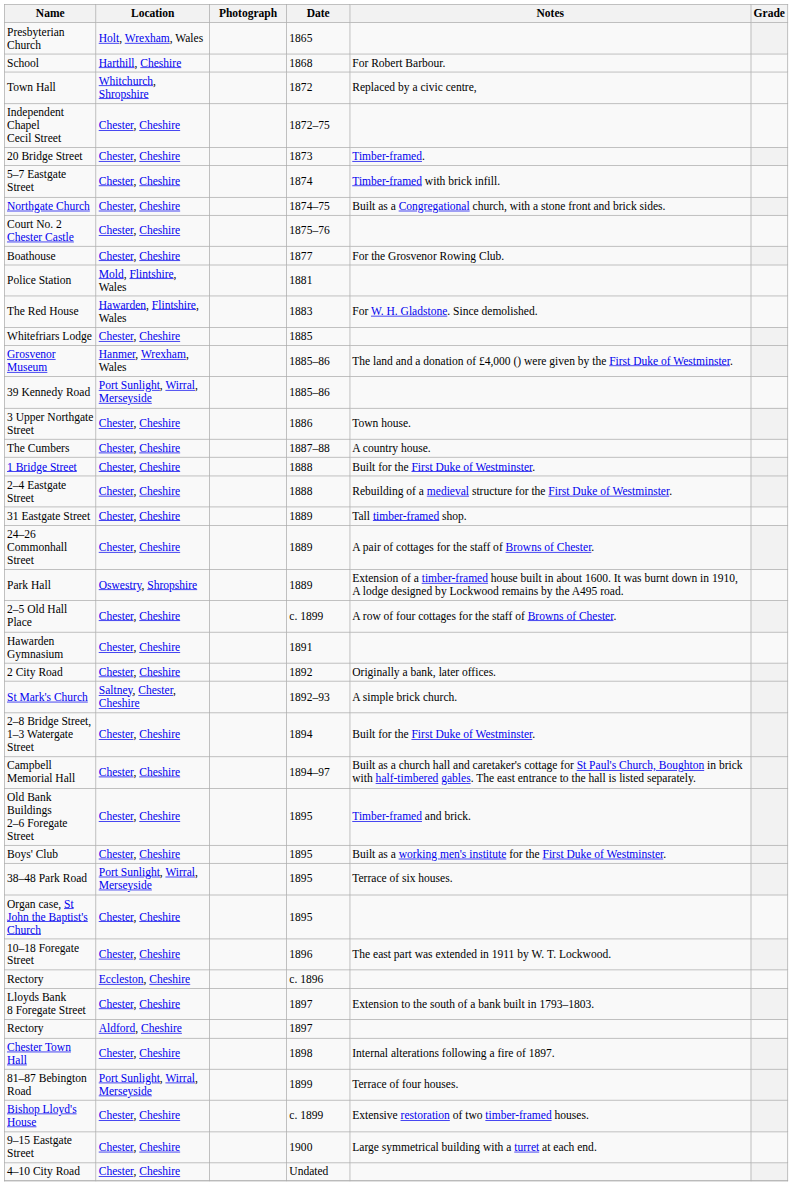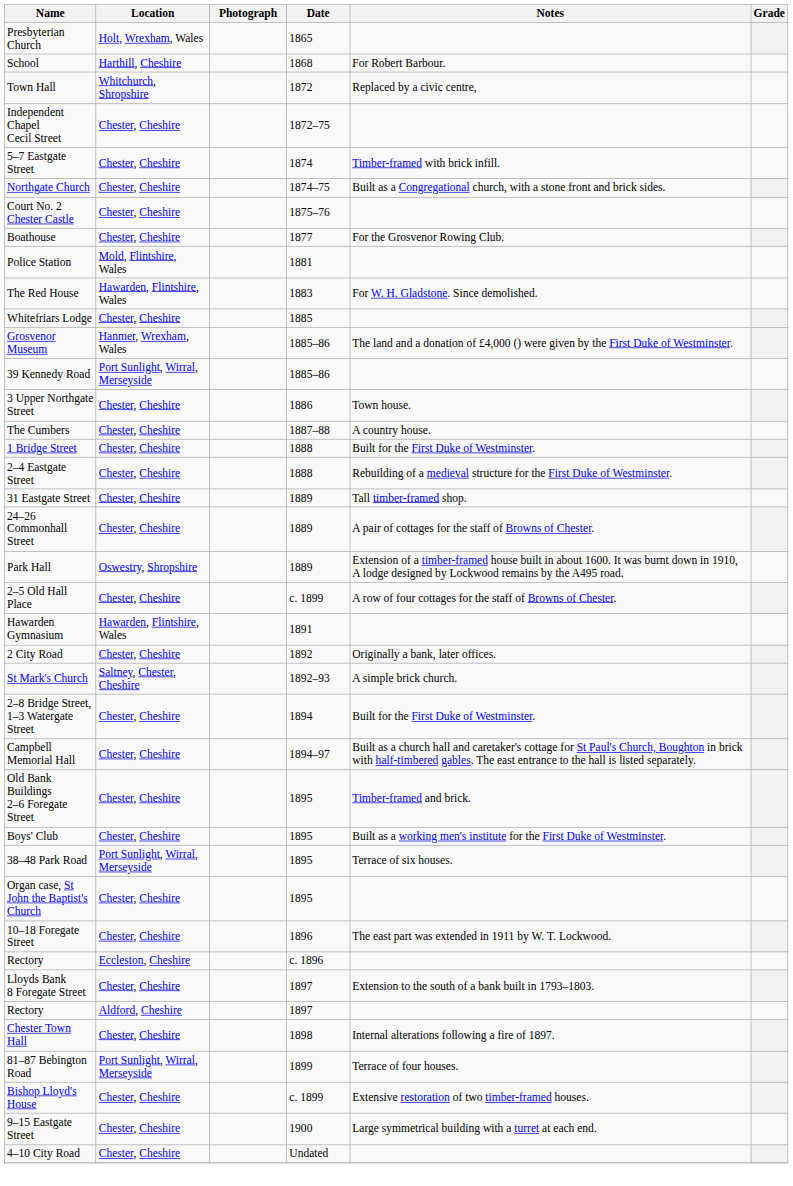- row: (45, 156)
(139, 647) Chester, Cheshire -> (149, 629) Hawarden, Flintshire, Wales
